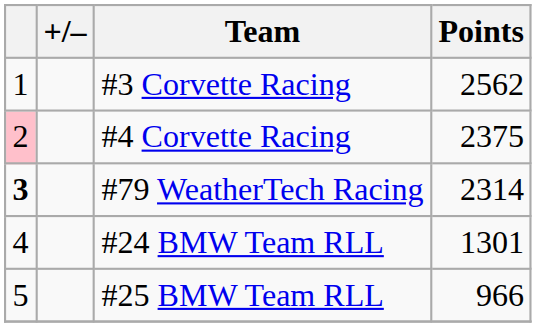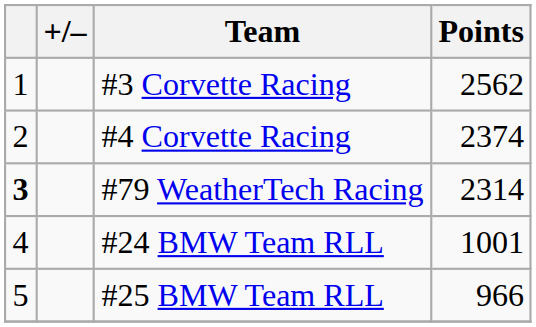(21, 136) pink background -> (21, 136) no background
(492, 136) 2375 -> (492, 136) 2374
(492, 242) 1301 -> (492, 242) 1001
